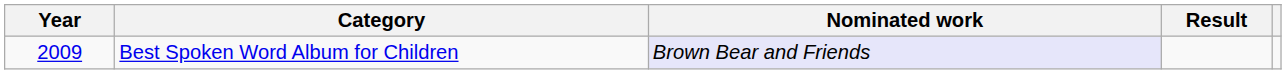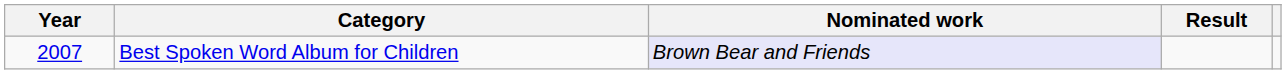(60, 52) 2009 -> (60, 52) 2007
